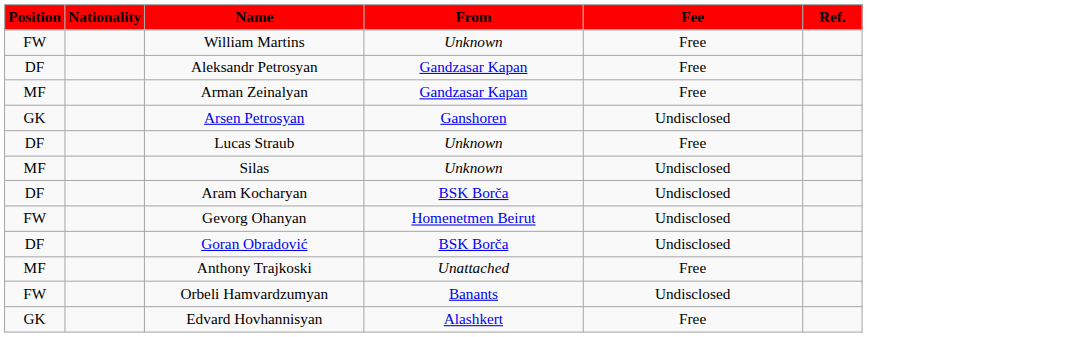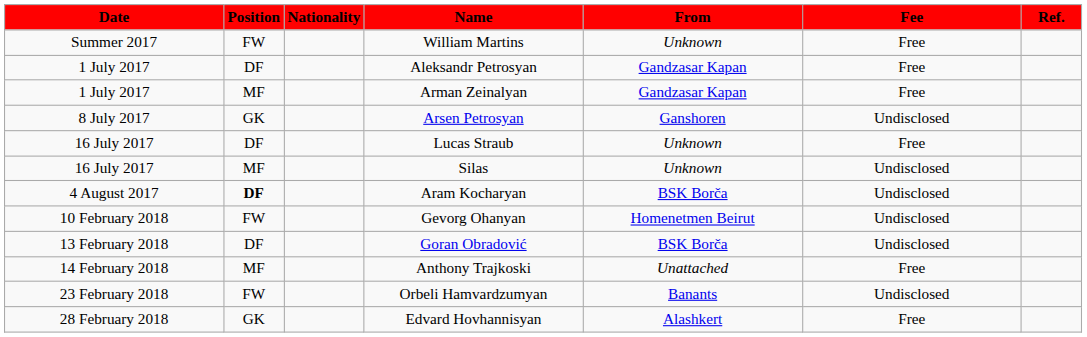+ column: (114, 17)
(35, 193) normal -> (254, 193) bold
